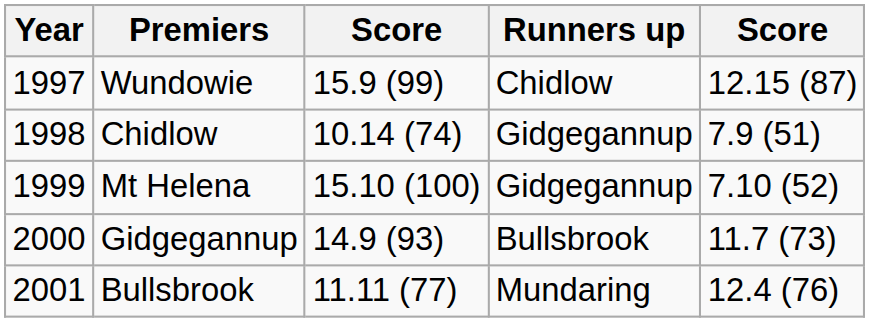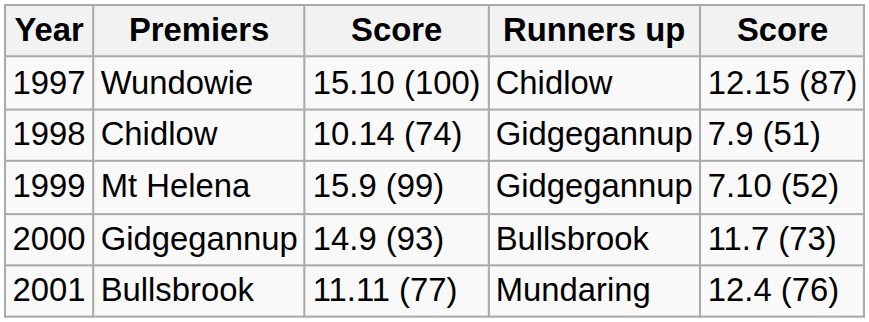(378, 82) 15.9 (99) -> (397, 82) 15.10 (100)
(397, 186) 15.10 (100) -> (378, 186) 15.9 (99)
